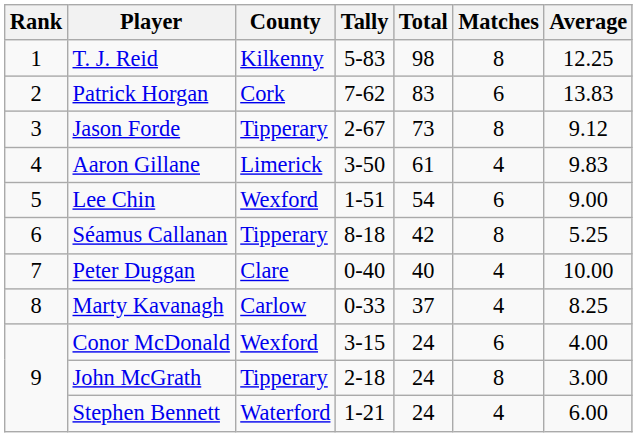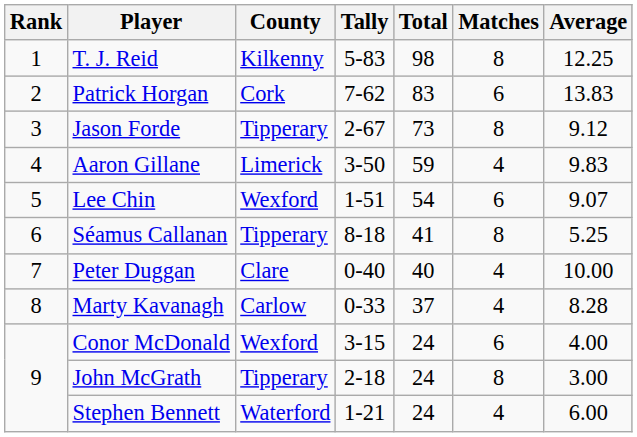(423, 164) 61 -> (423, 164) 59
(588, 199) 9.00 -> (588, 199) 9.07
(423, 235) 42 -> (423, 235) 41
(588, 306) 8.25 -> (588, 306) 8.28
